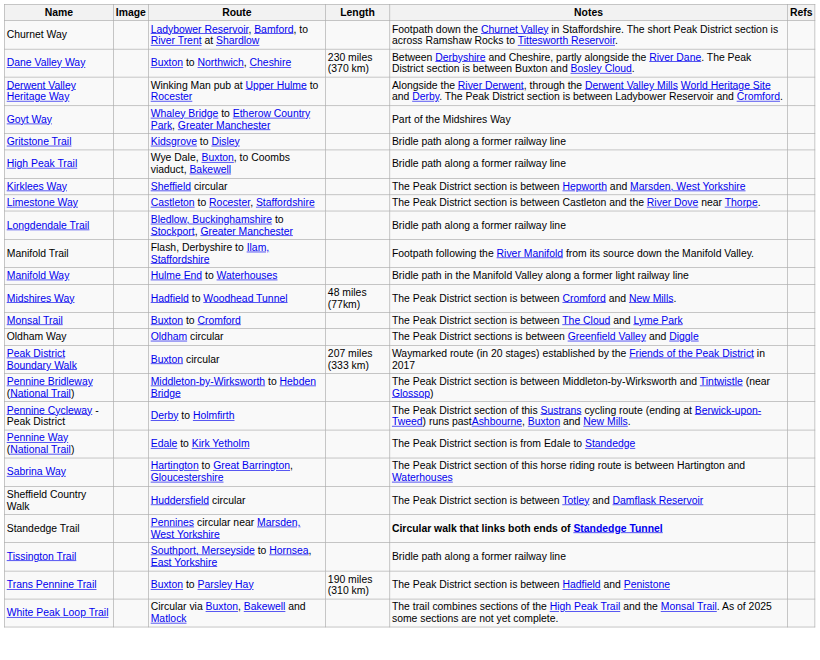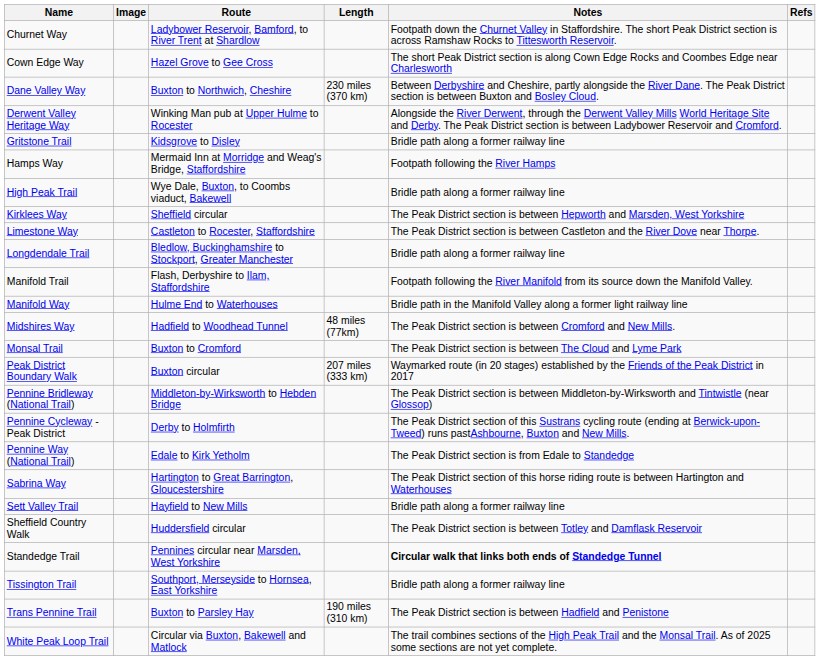+ row: (45, 63)
- row: (29, 119)
+ row: (35, 164)
- row: (37, 337)
+ row: (42, 506)
